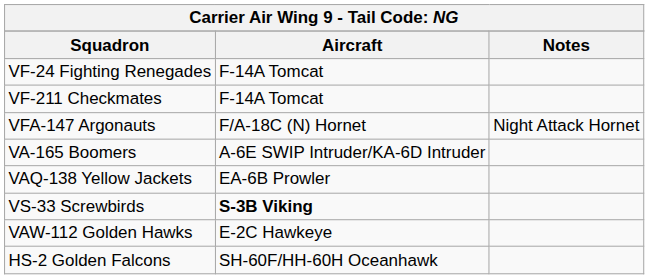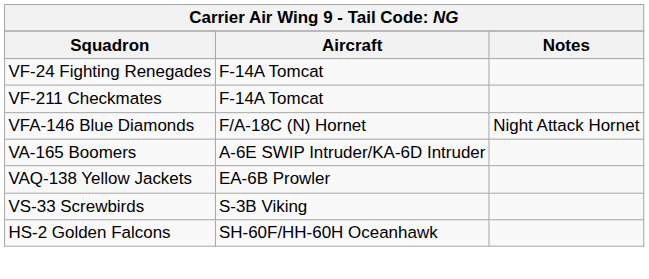+ row: (101, 125)
- row: (82, 125)
(266, 206) bold -> (263, 206) normal
- row: (101, 233)
